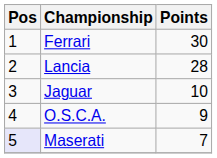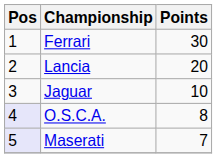(199, 67) 28 -> (199, 67) 20
(13, 116) no background -> (13, 116) lavender background
(203, 116) 9 -> (203, 116) 8
